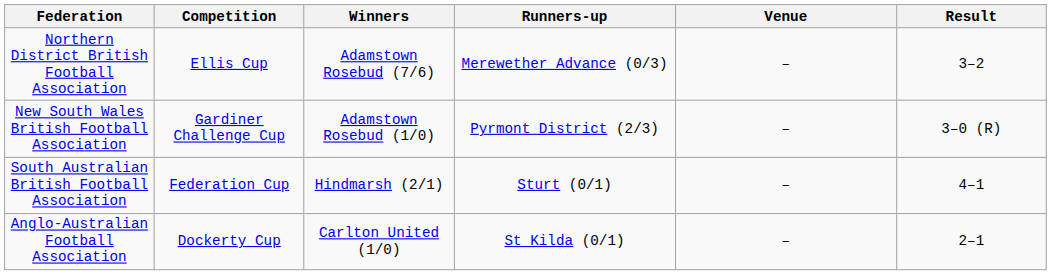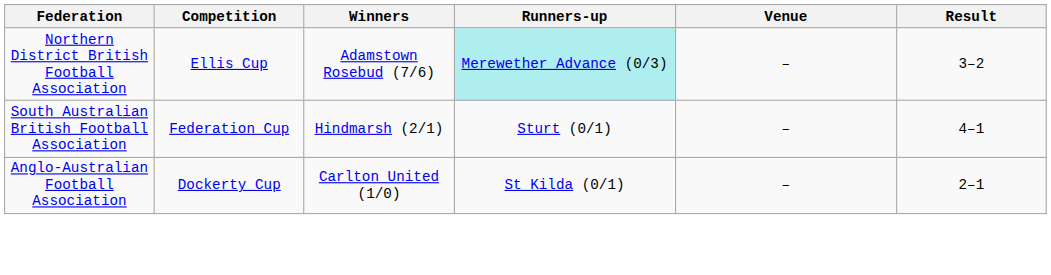(565, 64) no background -> (565, 64) paleturquoise background
- row: (79, 129)
